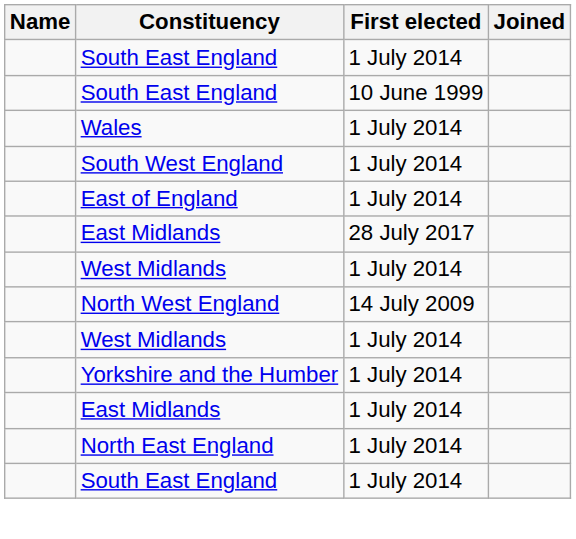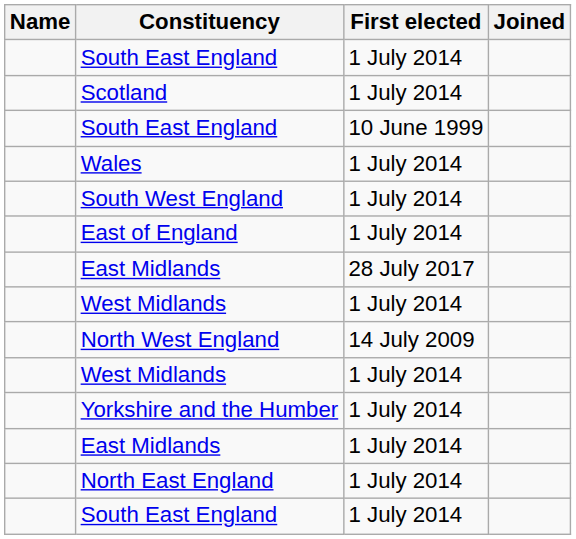+ row: (124, 92)
